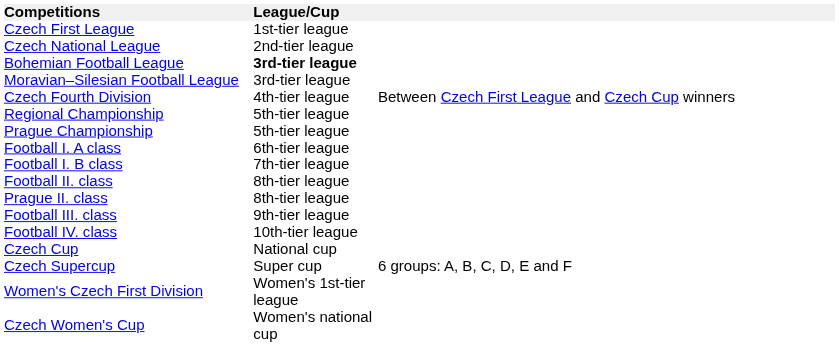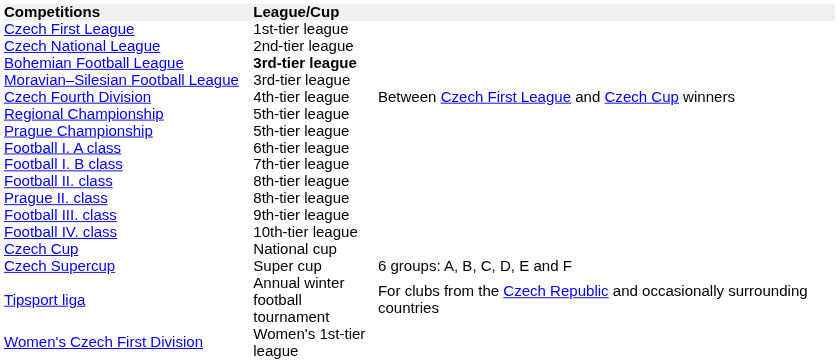+ row: (45, 300)
- row: (74, 325)
